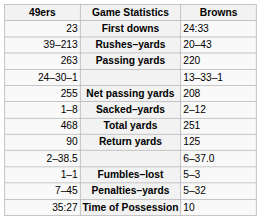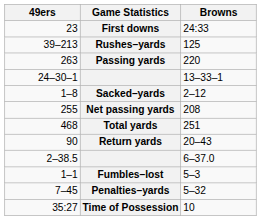(197, 45) 20–43 -> (192, 45) 125
rows swapped: (69, 110) <-> (69, 93)
(192, 142) 125 -> (197, 142) 20–43
